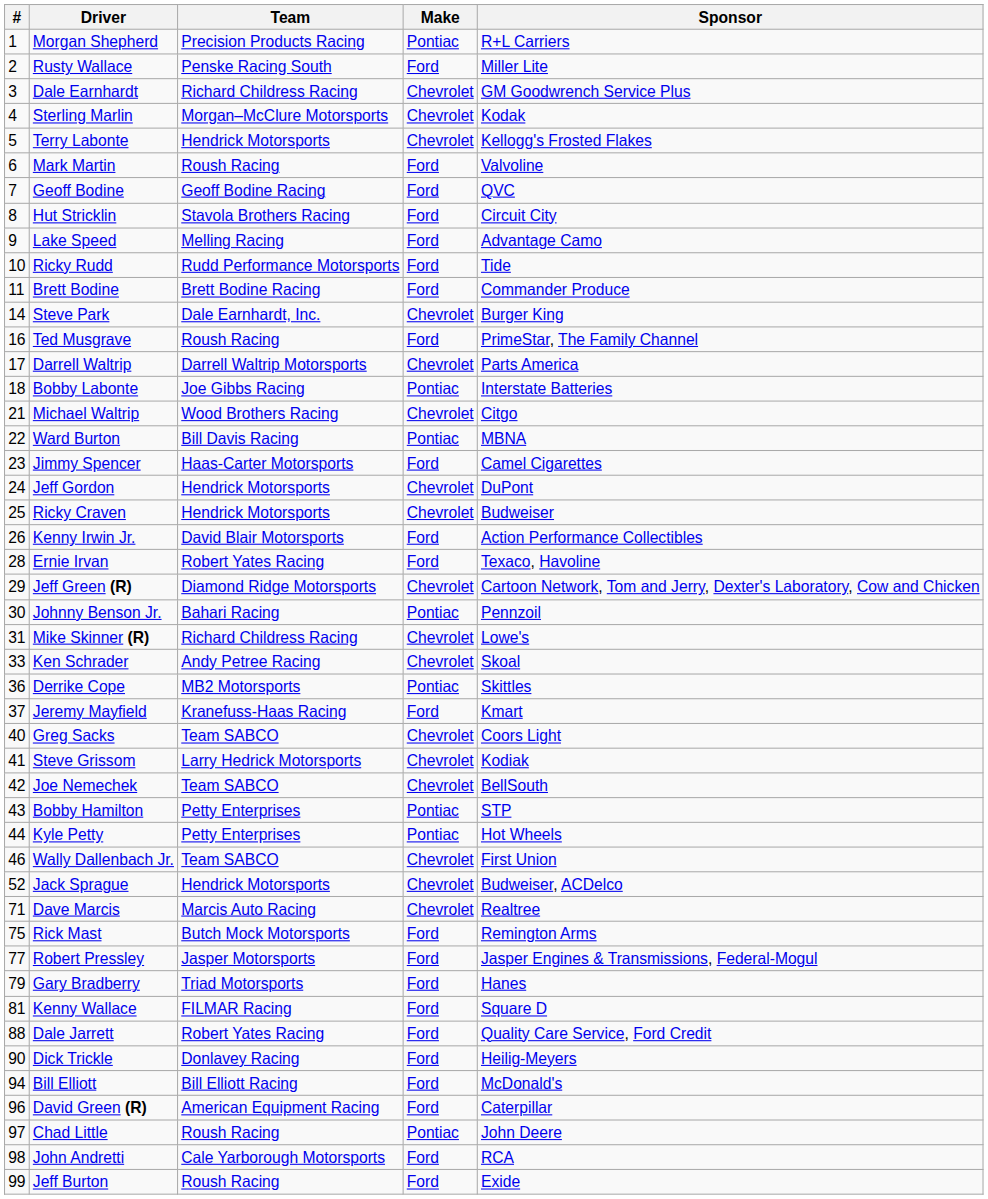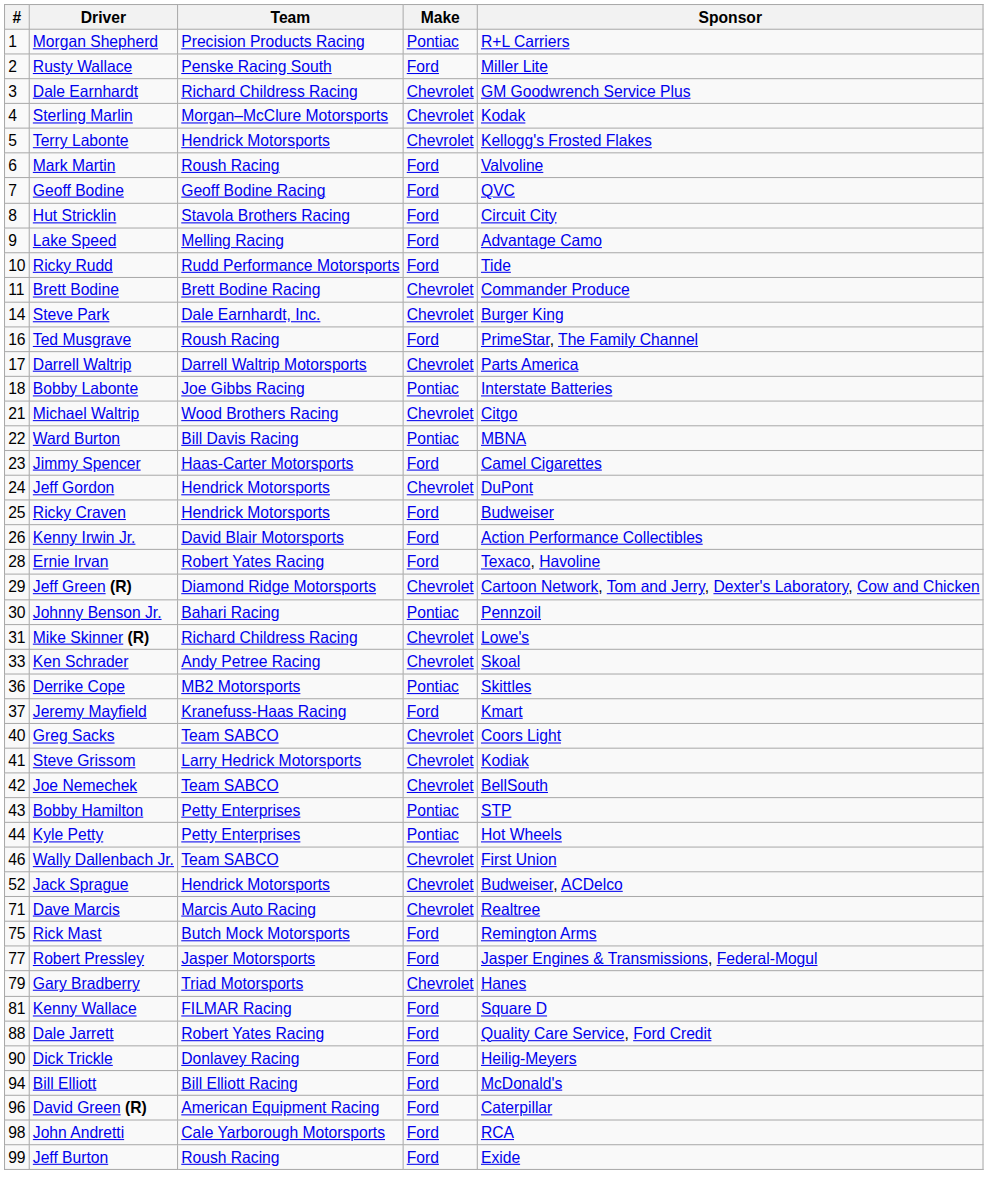(423, 290) Ford -> (440, 290) Chevrolet
(440, 513) Chevrolet -> (423, 513) Ford
(423, 984) Ford -> (440, 984) Chevrolet
- row: (70, 1132)
